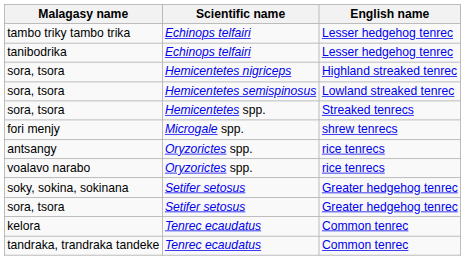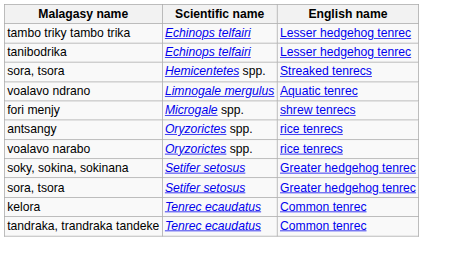- row: (36, 71)
- row: (36, 91)
+ row: (49, 91)
